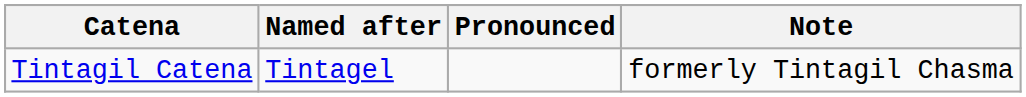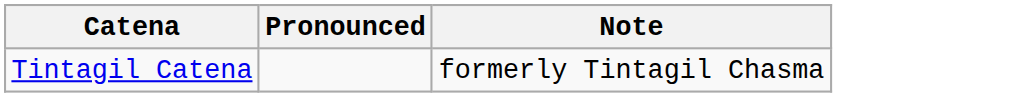- column: (354, 27)
